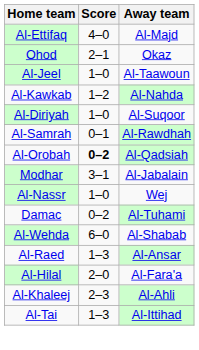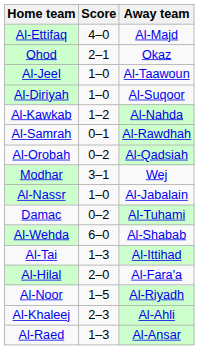rows swapped: (41, 114) <-> (41, 94)
(99, 154) bold -> (99, 154) normal
(157, 174) Al-Jabalain -> (157, 174) Wej
(157, 194) Wej -> (157, 194) Al-Jabalain
rows swapped: (41, 315) <-> (41, 255)
+ row: (41, 295)
